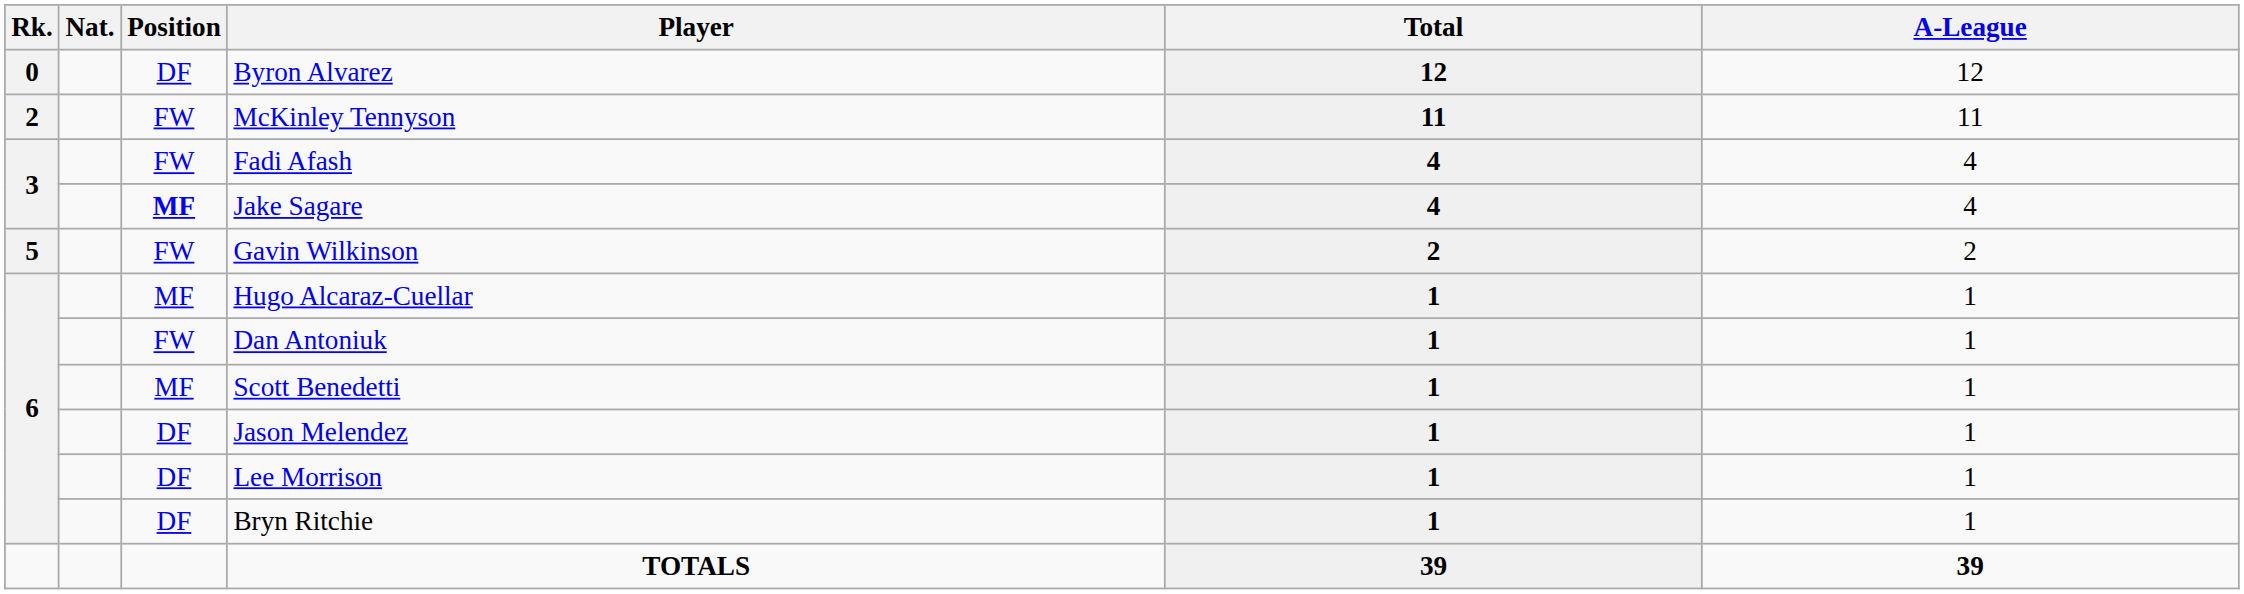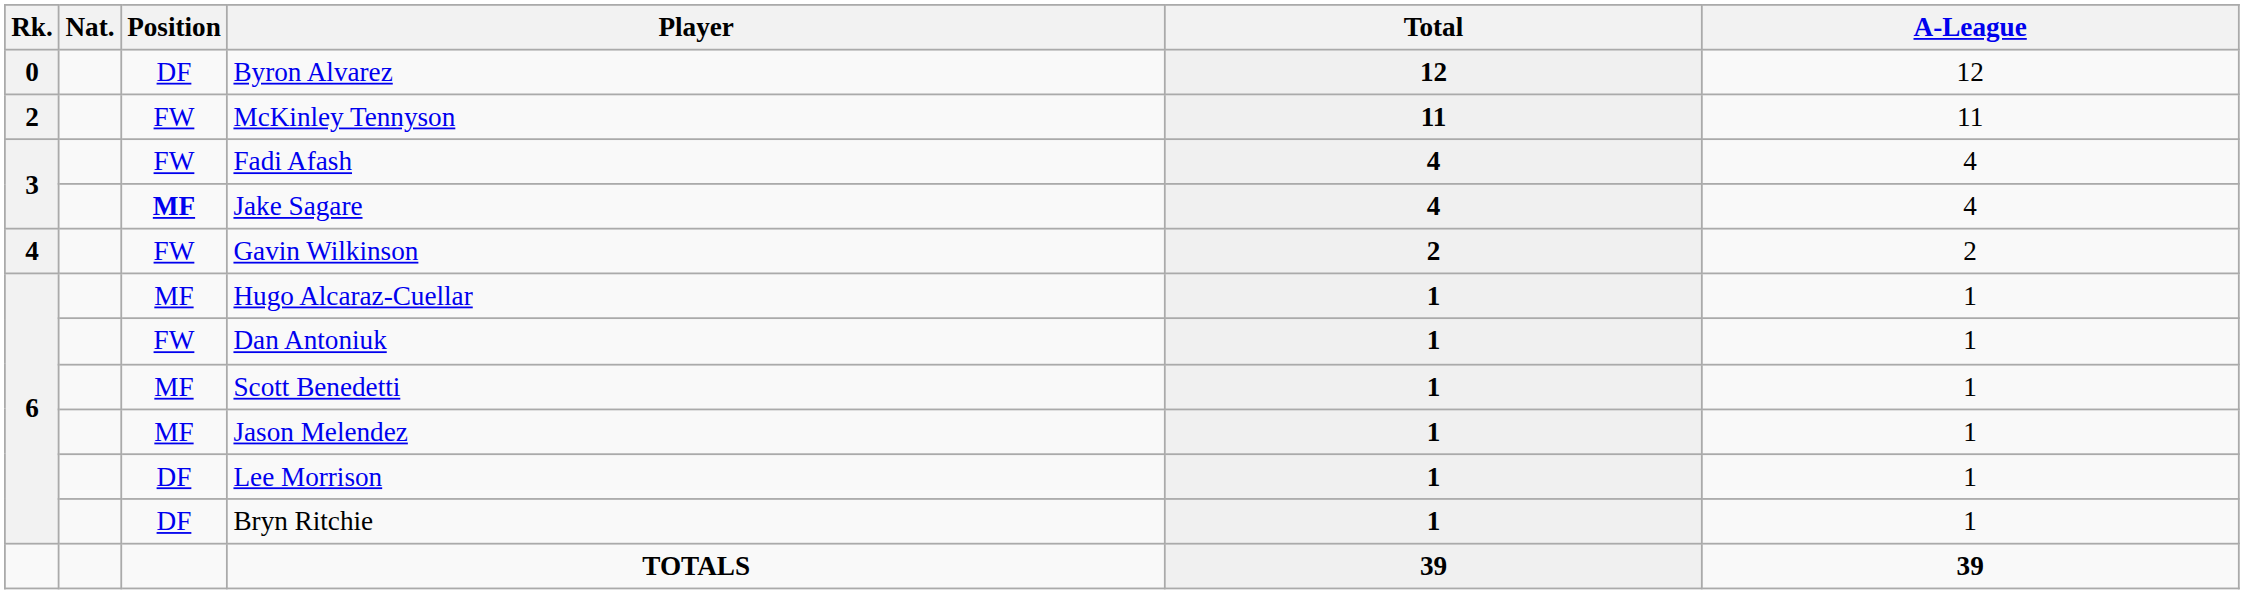(32, 251) 5 -> (32, 251) 4
(174, 430) DF -> (174, 430) MF
